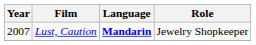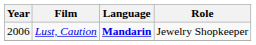(18, 31) 2007 -> (18, 31) 2006
